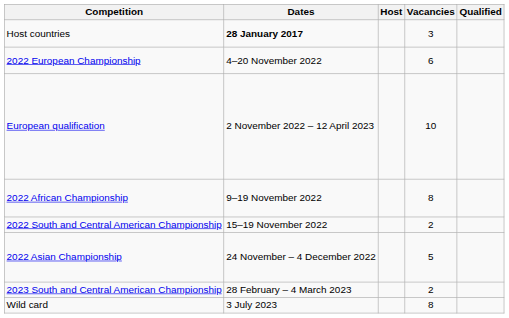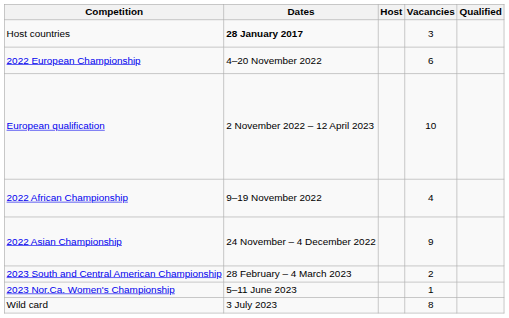(431, 198) 8 -> (431, 198) 4
- row: (114, 224)
(431, 257) 5 -> (431, 241) 9
+ row: (91, 289)
